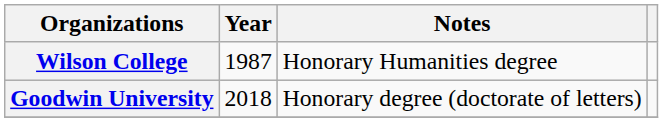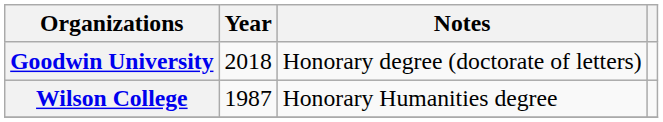rows swapped: (112, 60) <-> (112, 98)
